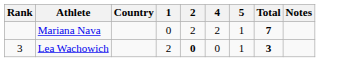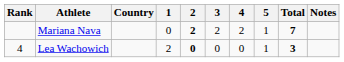+ column: (217, 13)
(193, 30) normal -> (193, 30) bold
(20, 48) 3 -> (20, 48) 4
